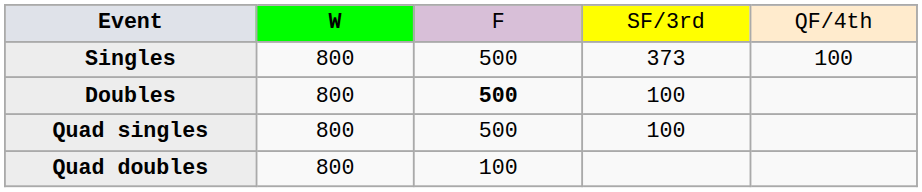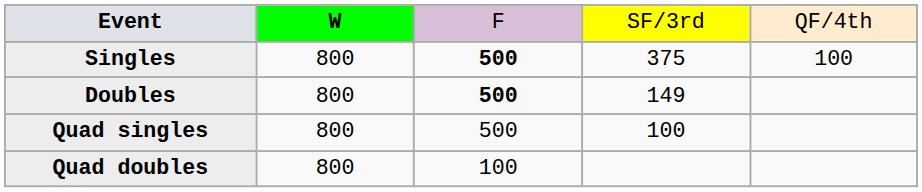(498, 59) normal -> (498, 59) bold
(666, 59) 373 -> (666, 59) 375
(666, 96) 100 -> (666, 96) 149
